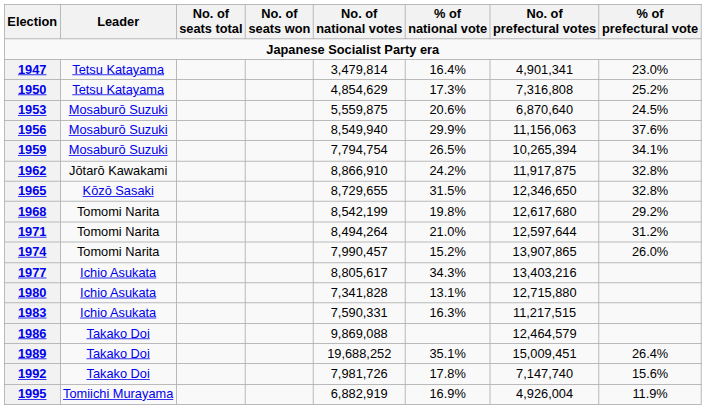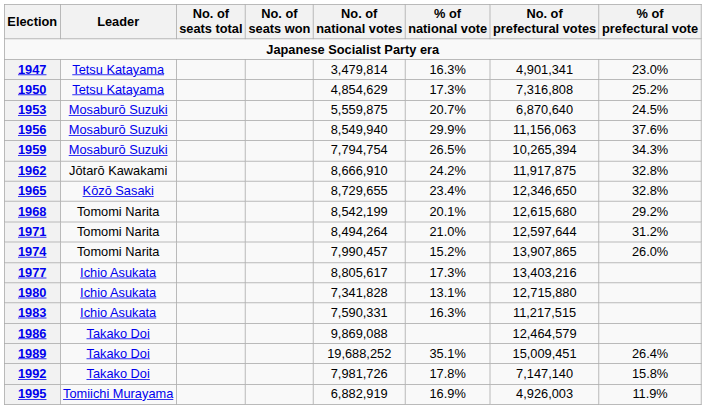(448, 69) 16.4% -> (448, 69) 16.3%
(448, 110) 20.6% -> (448, 110) 20.7%
(650, 150) 34.1% -> (650, 150) 34.3%
(359, 171) 8,866,910 -> (359, 171) 8,666,910
(448, 191) 31.5% -> (448, 191) 23.4%
(448, 211) 19.8% -> (448, 211) 20.1%
(545, 211) 12,617,680 -> (545, 211) 12,615,680
(448, 272) 34.3% -> (448, 272) 17.3%
(545, 374) 7,147,740 -> (545, 374) 7,147,140
(650, 374) 15.6% -> (650, 374) 15.8%
(545, 394) 4,926,004 -> (545, 394) 4,926,003
